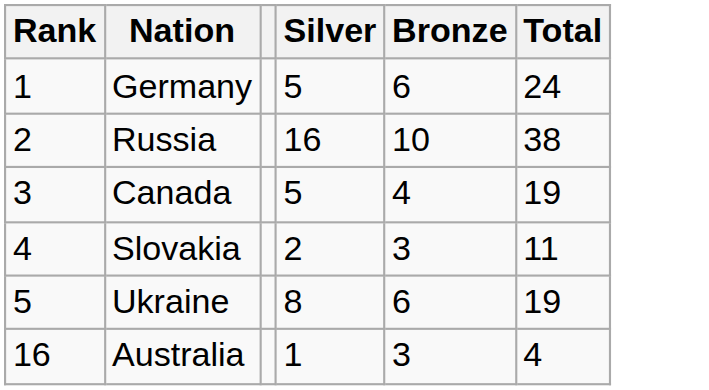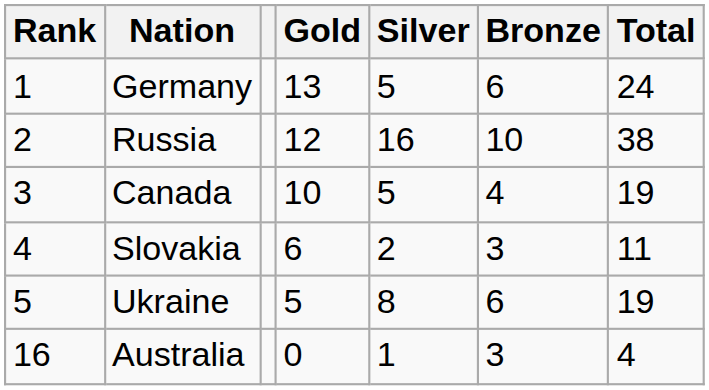+ column: (322, 31)
